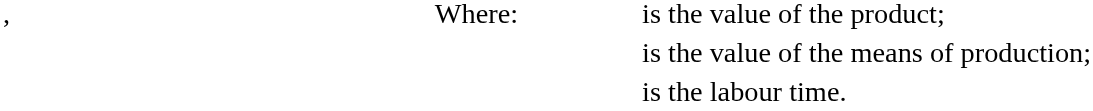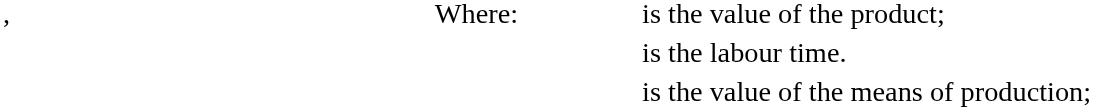rows swapped: (867, 52) <-> (744, 91)
